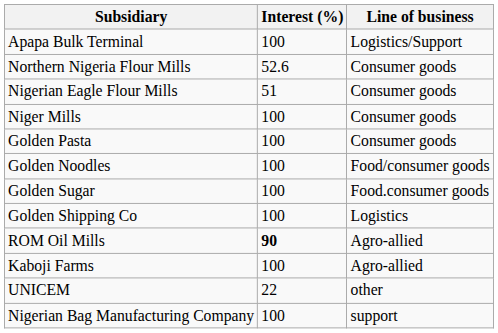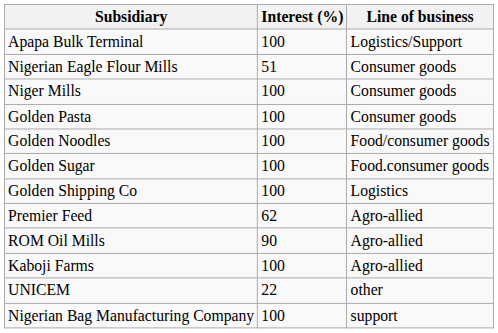- row: (99, 66)
+ row: (50, 215)
(269, 240) bold -> (269, 240) normal
